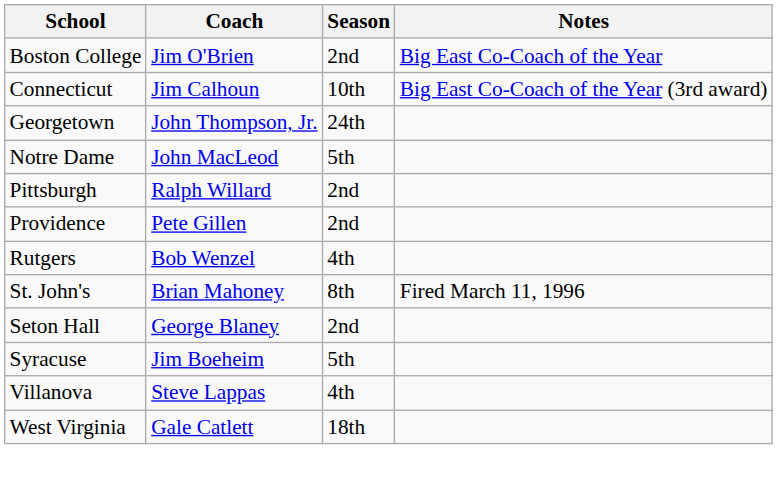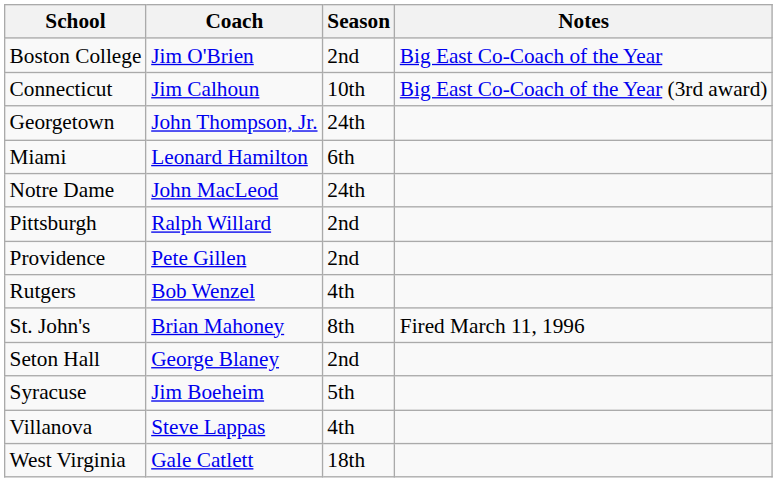+ row: (38, 156)
(341, 156) 5th -> (346, 190) 24th
